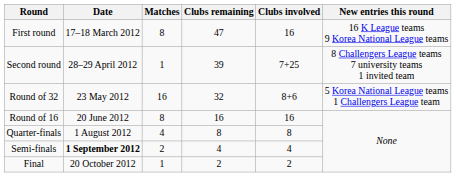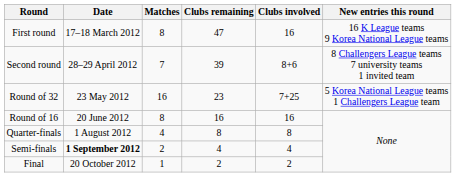(162, 65) 1 -> (162, 65) 7
(289, 65) 7+25 -> (289, 65) 8+6
(219, 97) 32 -> (219, 97) 23
(289, 97) 8+6 -> (289, 97) 7+25
